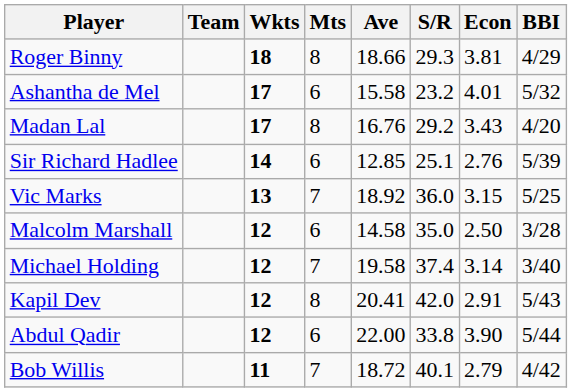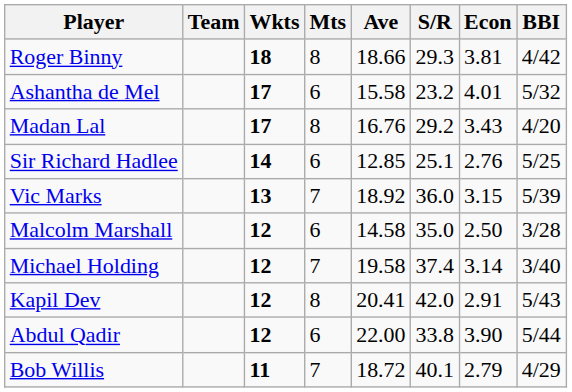(541, 56) 4/29 -> (541, 56) 4/42
(541, 160) 5/39 -> (541, 160) 5/25
(541, 195) 5/25 -> (541, 195) 5/39
(541, 369) 4/42 -> (541, 369) 4/29
